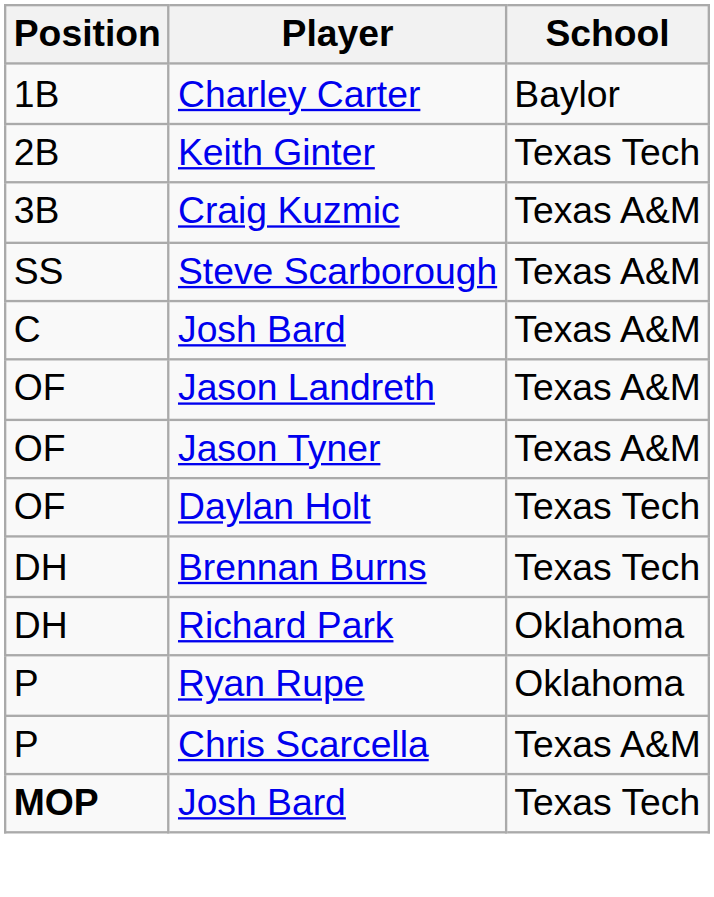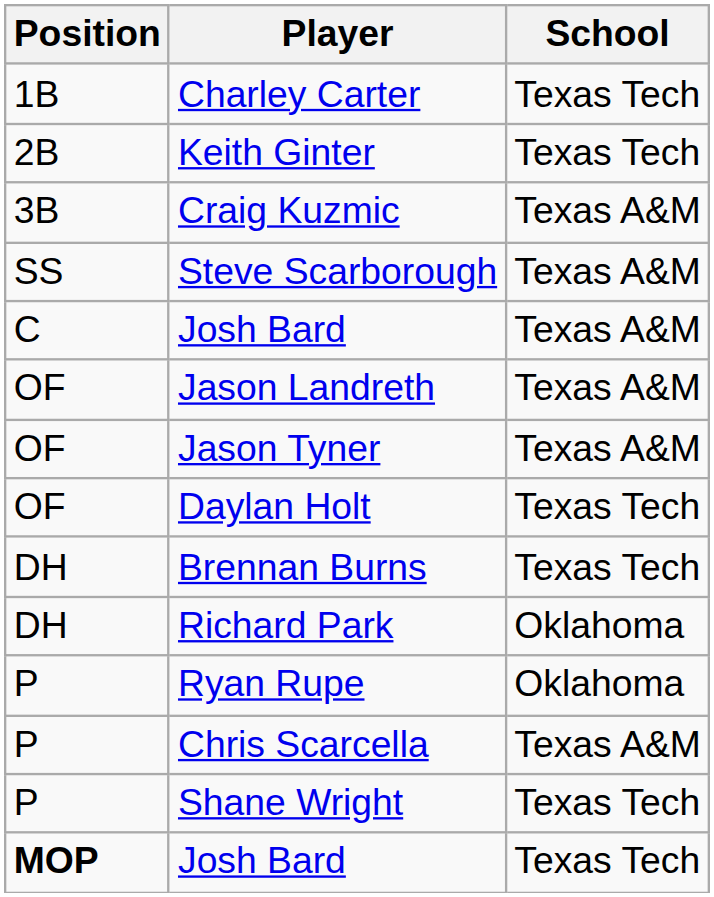(567, 93) Baylor -> (607, 93) Texas Tech
+ row: (26, 802)
